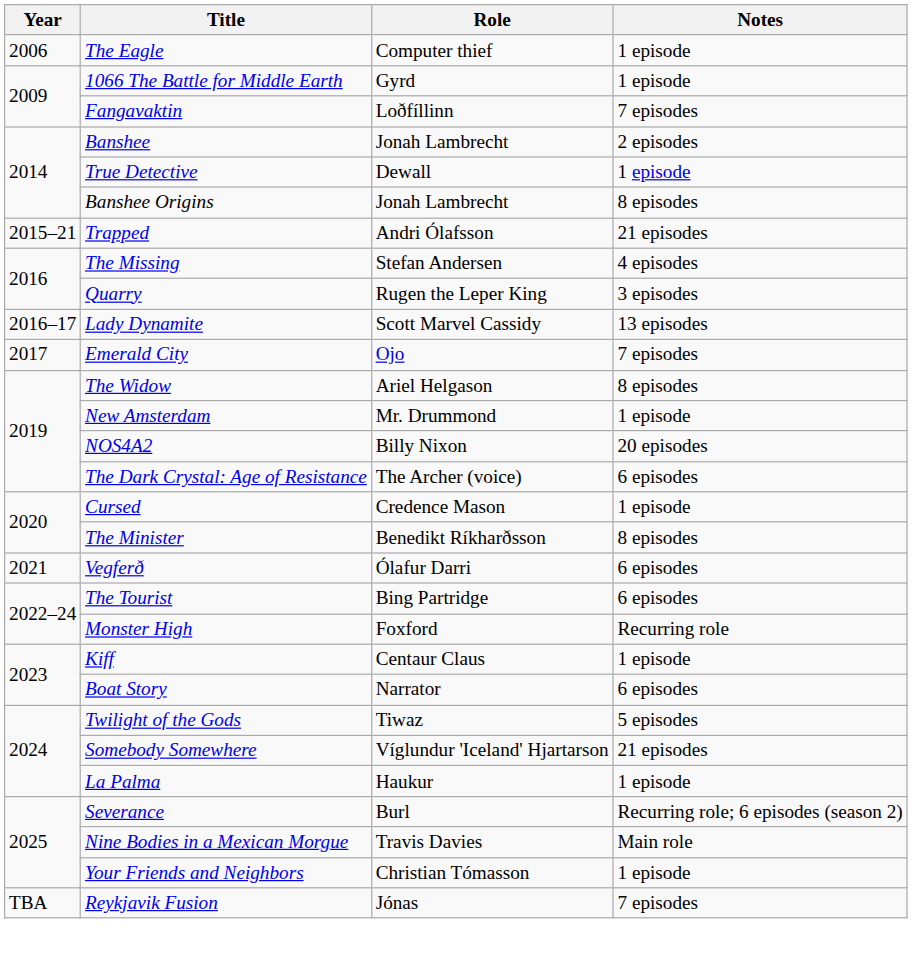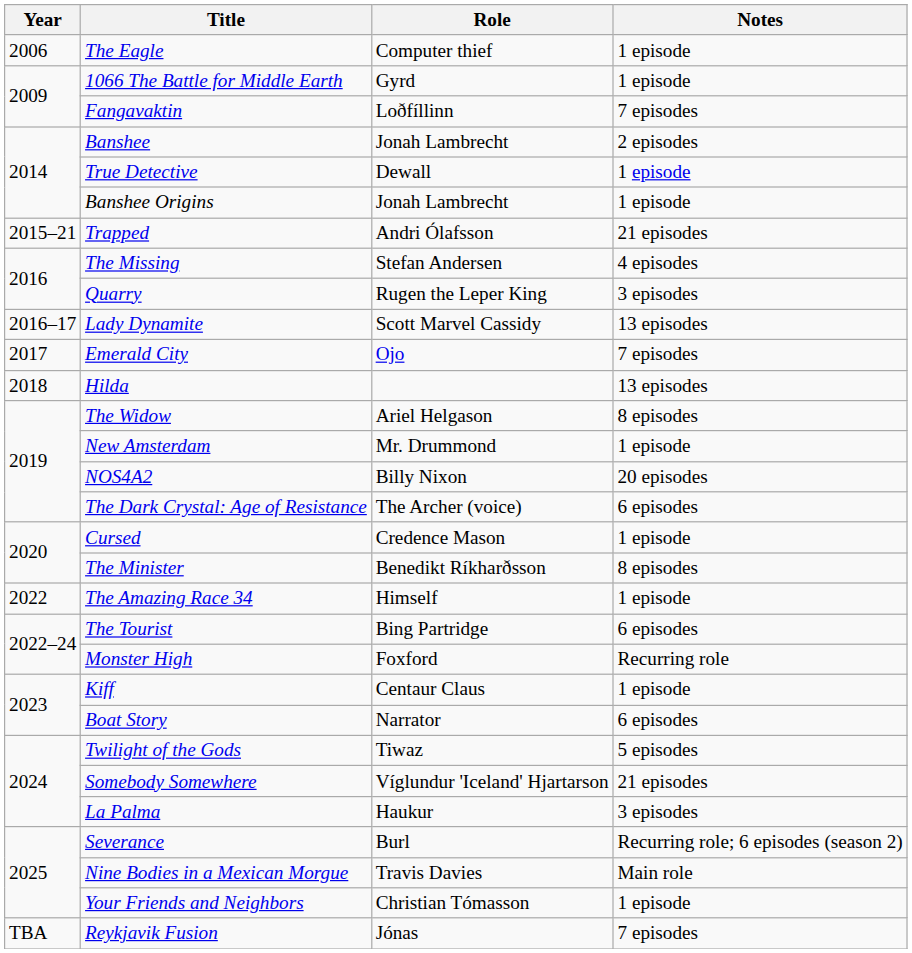(658, 202) 8 episodes -> (654, 202) 1 episode
+ row: (107, 385)
- row: (114, 567)
+ row: (169, 598)
(654, 780) 1 episode -> (658, 811) 3 episodes
